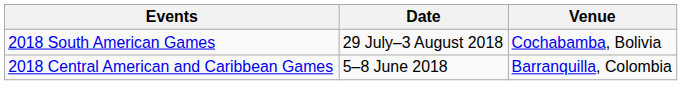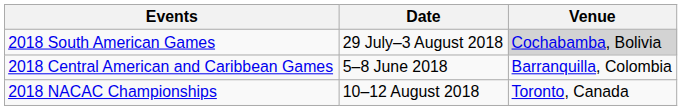(586, 42) no background -> (586, 42) lightgrey background
+ row: (112, 92)
